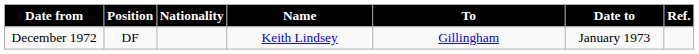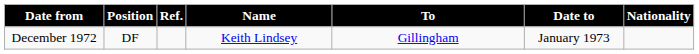columns swapped: (192, 15) <-> (679, 15)
